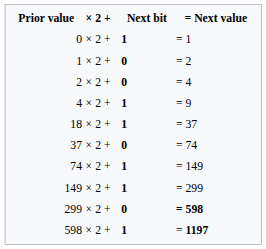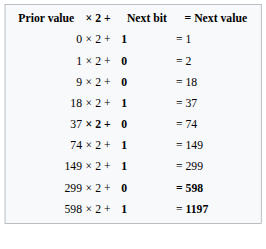- row: (79, 82)
- row: (79, 103)
+ row: (79, 82)
(98, 145) normal -> (98, 124) bold
